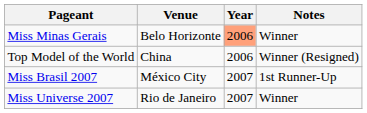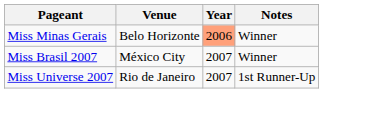- row: (71, 56)
(298, 77) 1st Runner-Up -> (257, 56) Winner
(279, 98) Winner -> (277, 77) 1st Runner-Up
